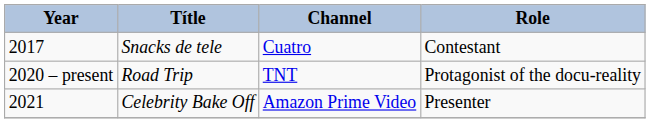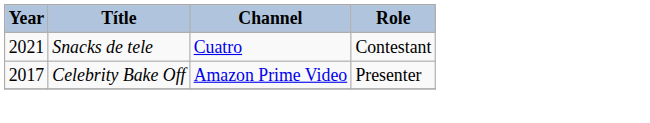(26, 46) 2017 -> (26, 46) 2021
- row: (157, 74)
(26, 103) 2021 -> (26, 74) 2017
